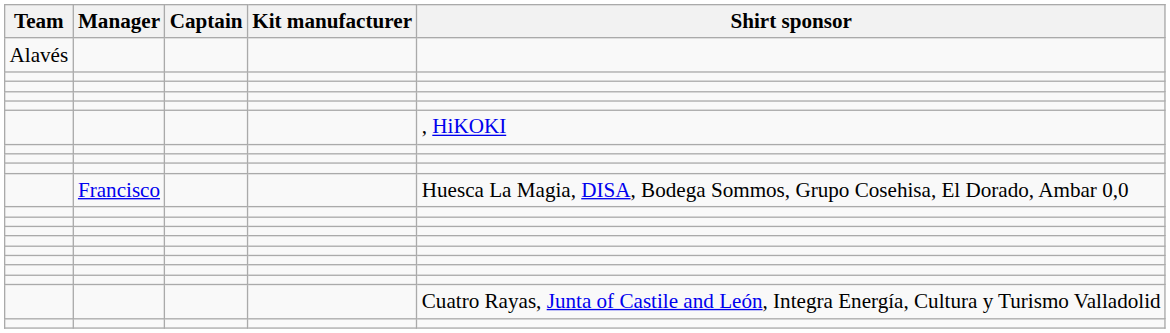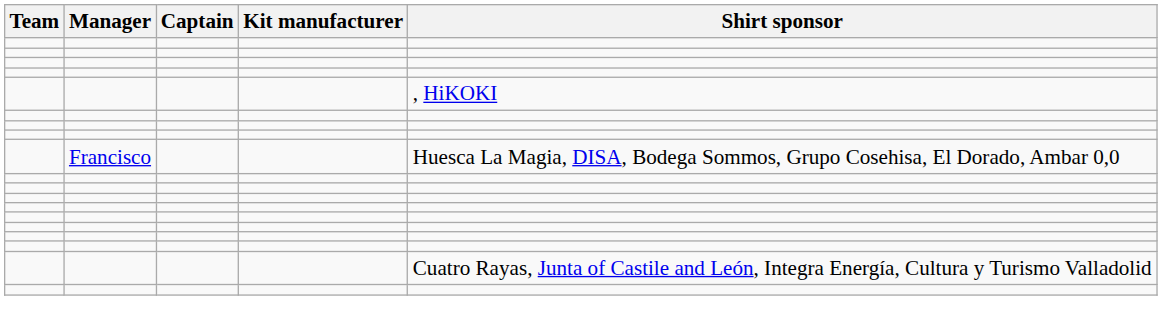- row: (39, 54)
